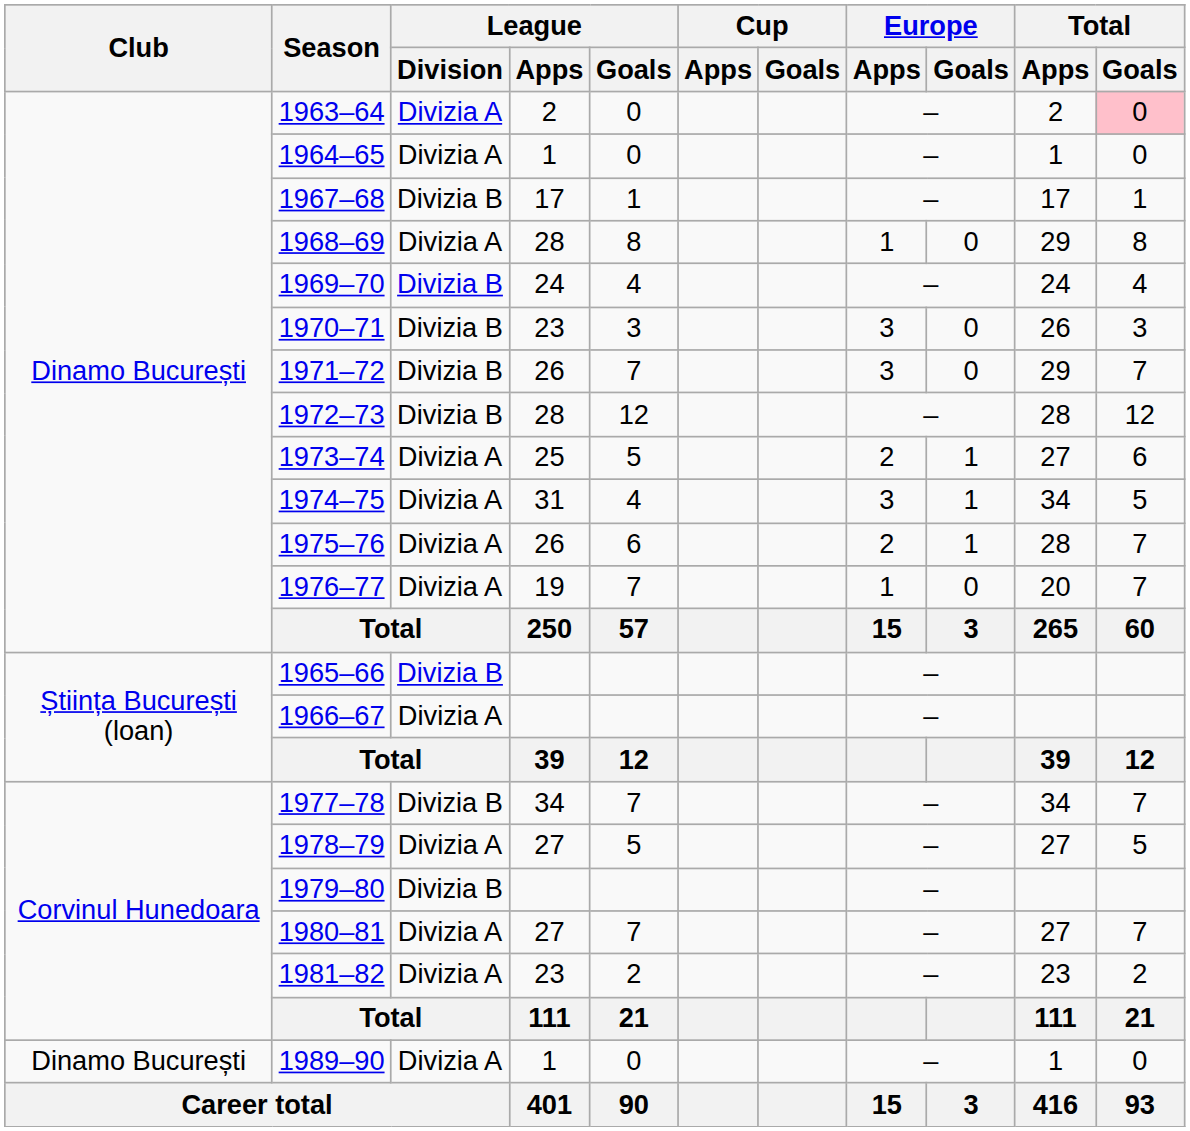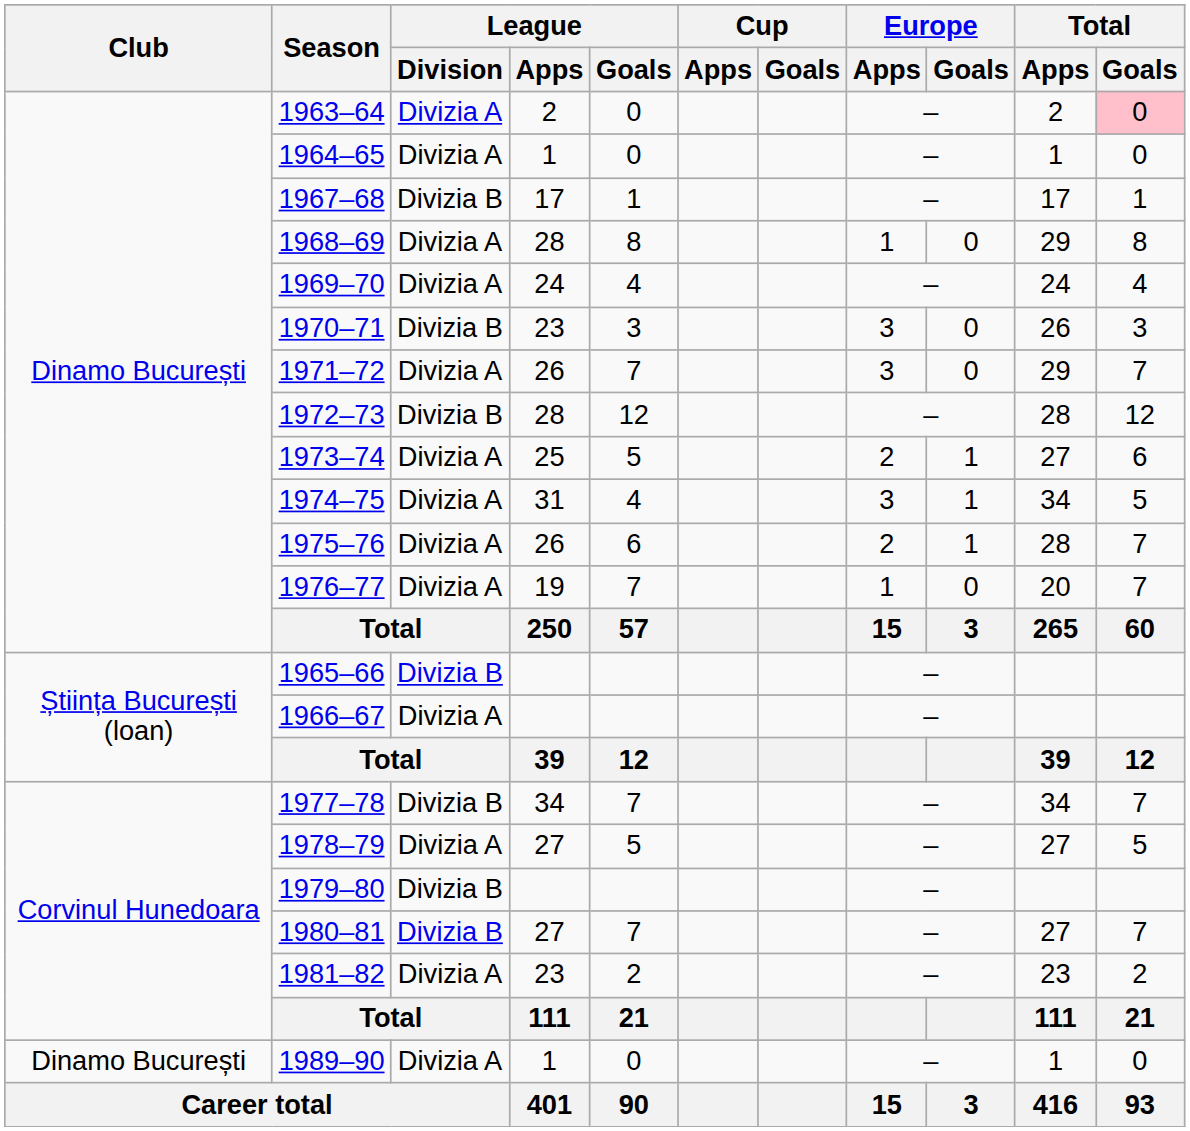(450, 284) Divizia B -> (450, 284) Divizia A
(450, 371) Divizia B -> (450, 371) Divizia A
(450, 931) Divizia A -> (450, 931) Divizia B
